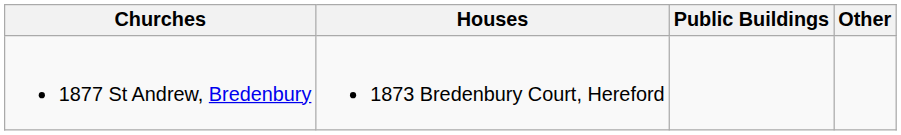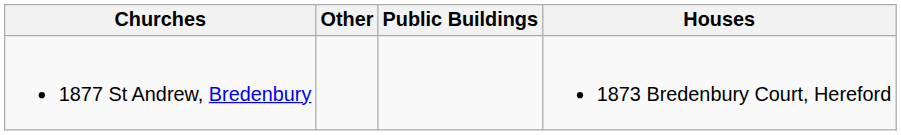columns swapped: (493, 20) <-> (865, 20)
